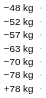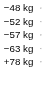- row: (19, 62)
- row: (19, 75)
